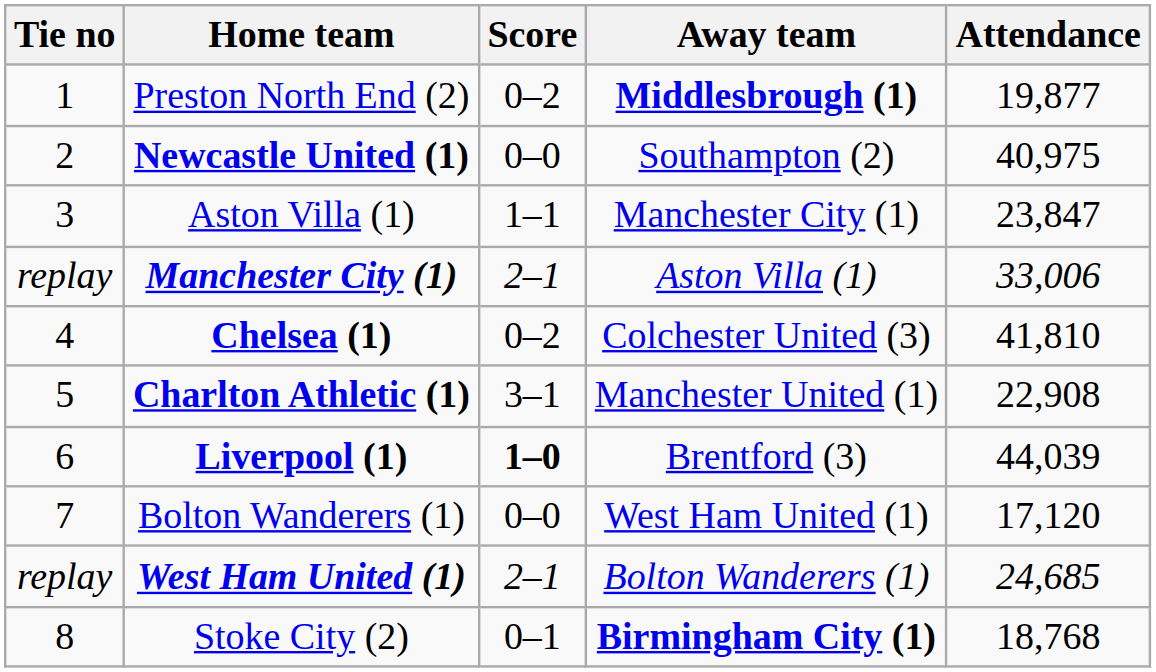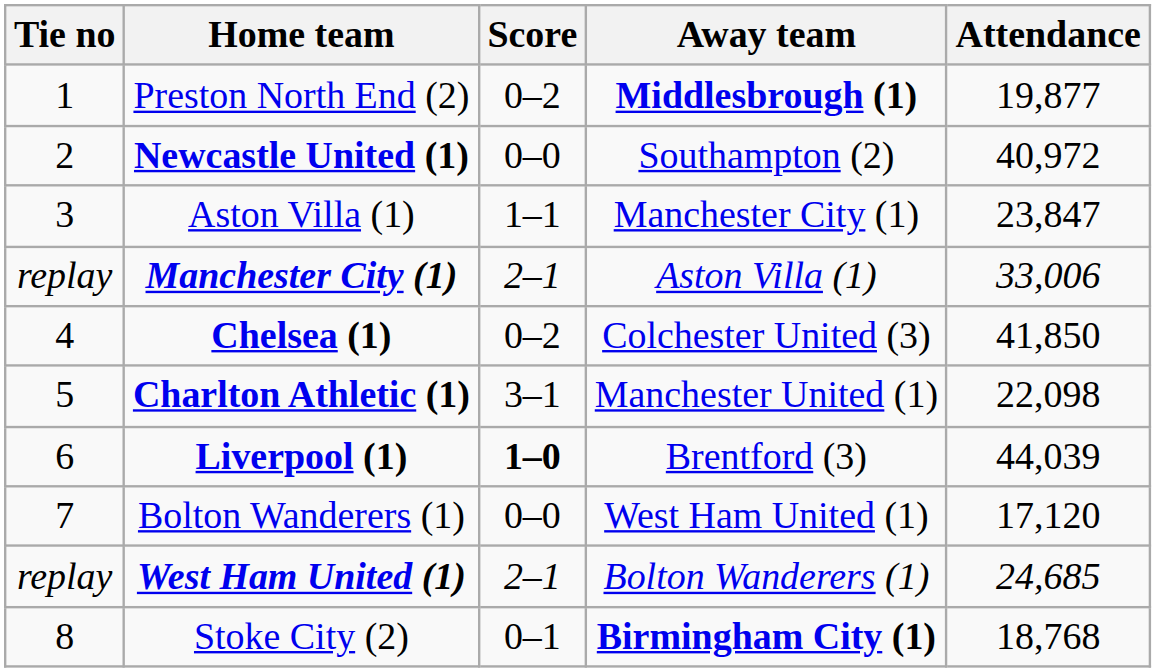(1048, 154) 40,975 -> (1048, 154) 40,972
(1048, 335) 41,810 -> (1048, 335) 41,850
(1048, 395) 22,908 -> (1048, 395) 22,098
